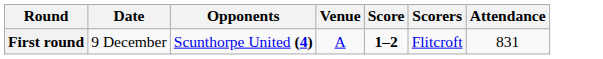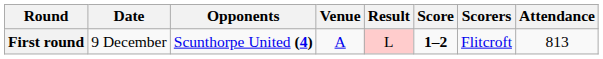+ column: (389, 16)
(508, 41) 831 -> (557, 41) 813
